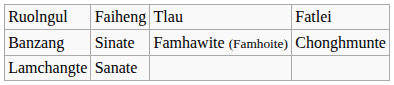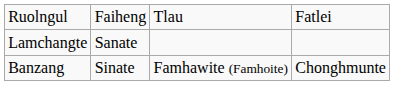rows swapped: (36, 42) <-> (48, 67)
